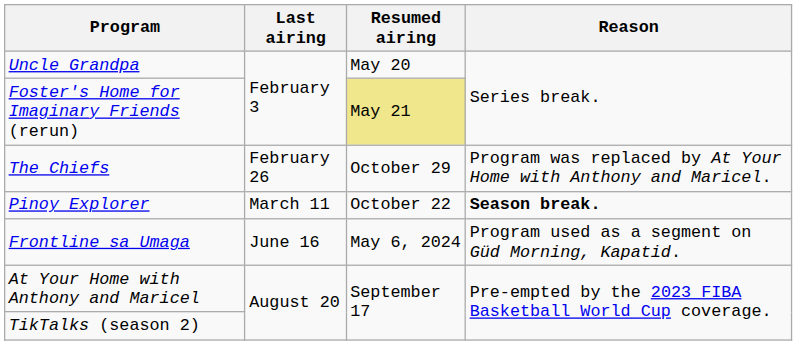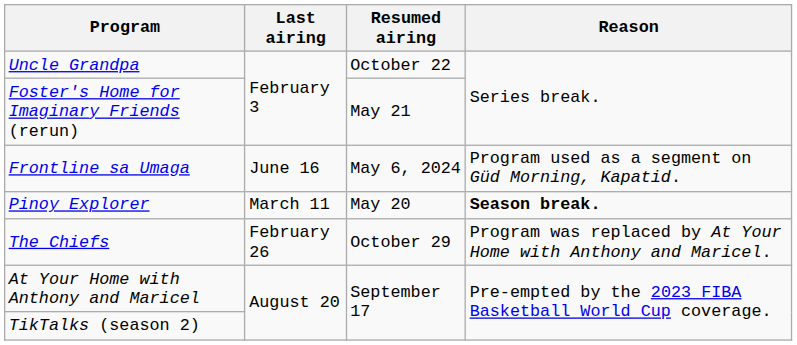(380, 65) May 20 -> (401, 65) October 22
(380, 112) khaki background -> (380, 112) no background
rows swapped: (59, 168) <-> (99, 242)
(401, 205) October 22 -> (380, 205) May 20
